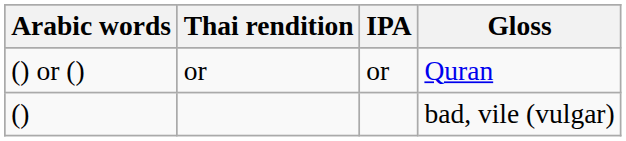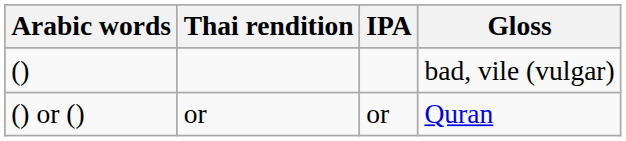rows swapped: (48, 69) <-> (20, 113)
